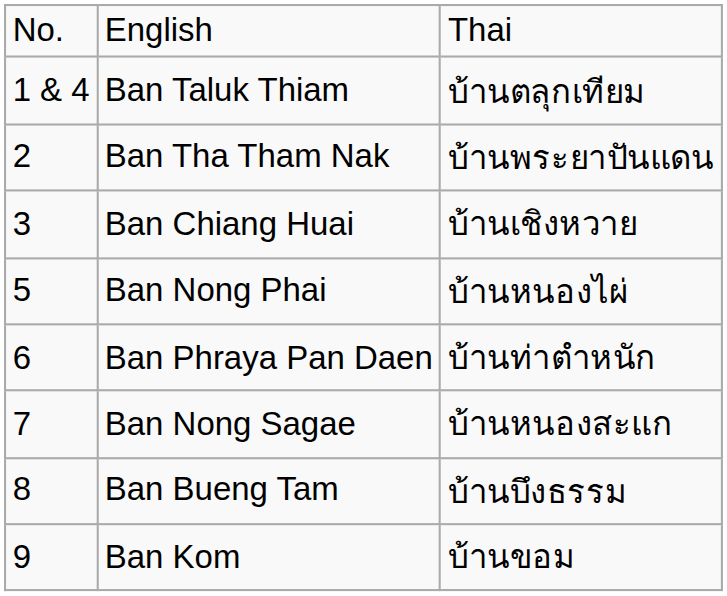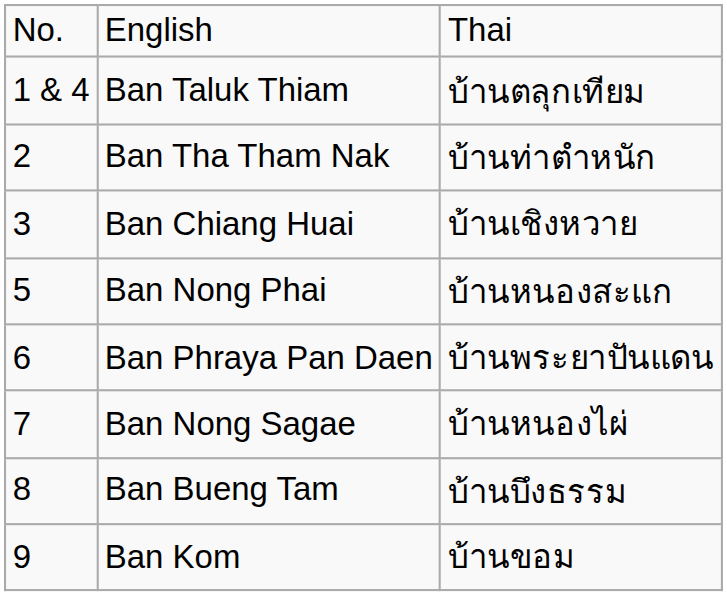(581, 157) บ้านพระยาปันแดน -> (552, 157) บ้านท่าตำหนัก
(538, 291) บ้านหนองไผ่ -> (560, 291) บ้านหนองสะแก
(552, 357) บ้านท่าตำหนัก -> (581, 357) บ้านพระยาปันแดน
(560, 424) บ้านหนองสะแก -> (538, 424) บ้านหนองไผ่
